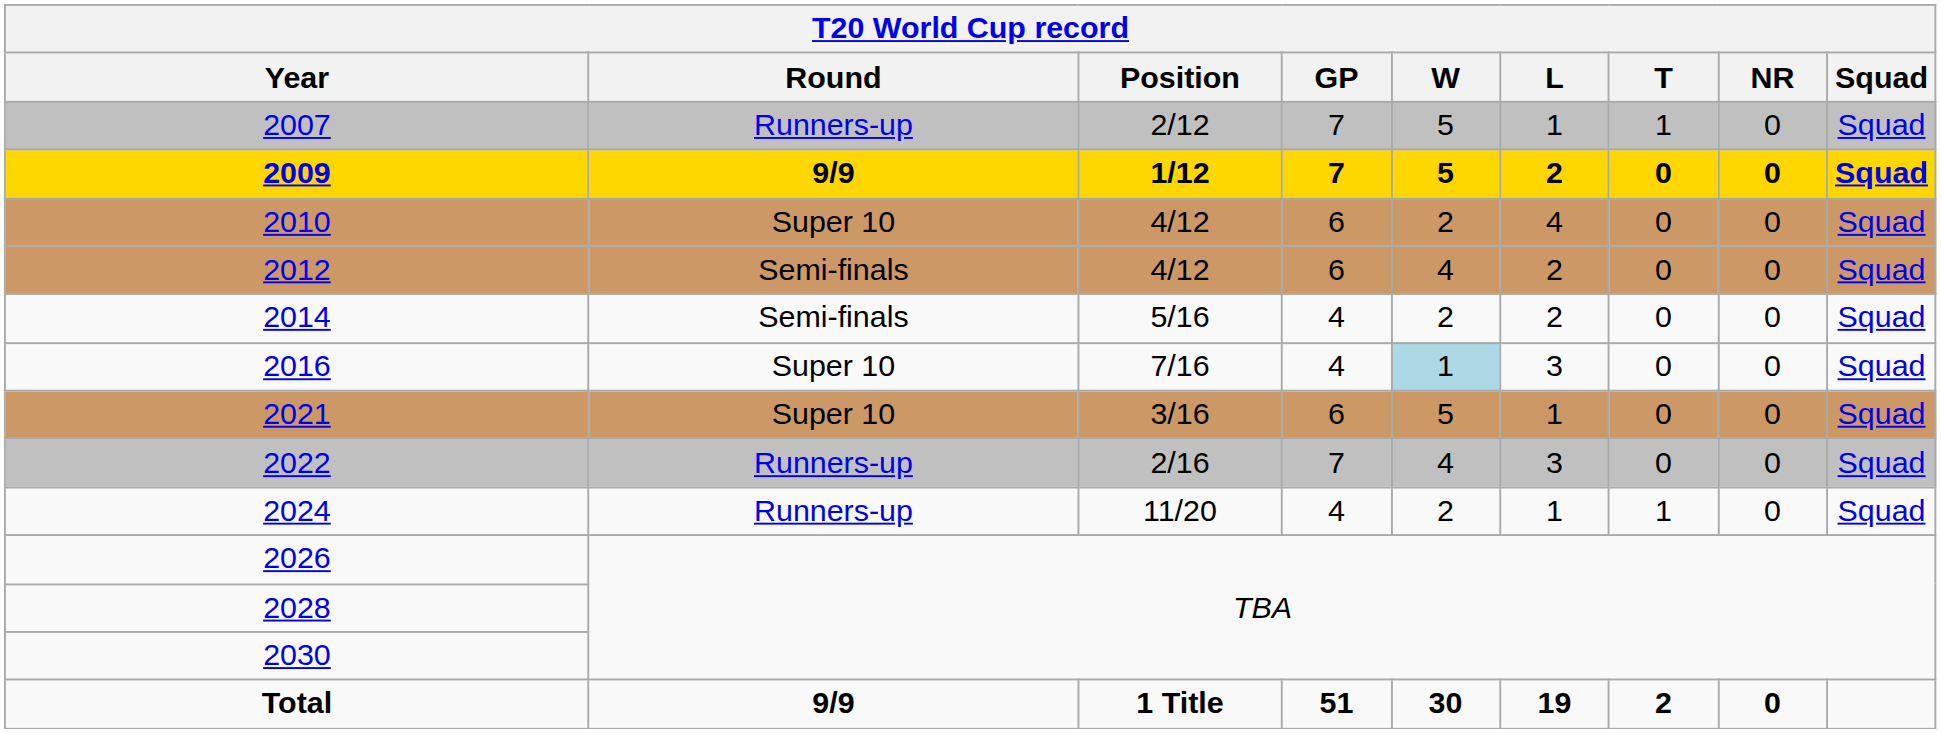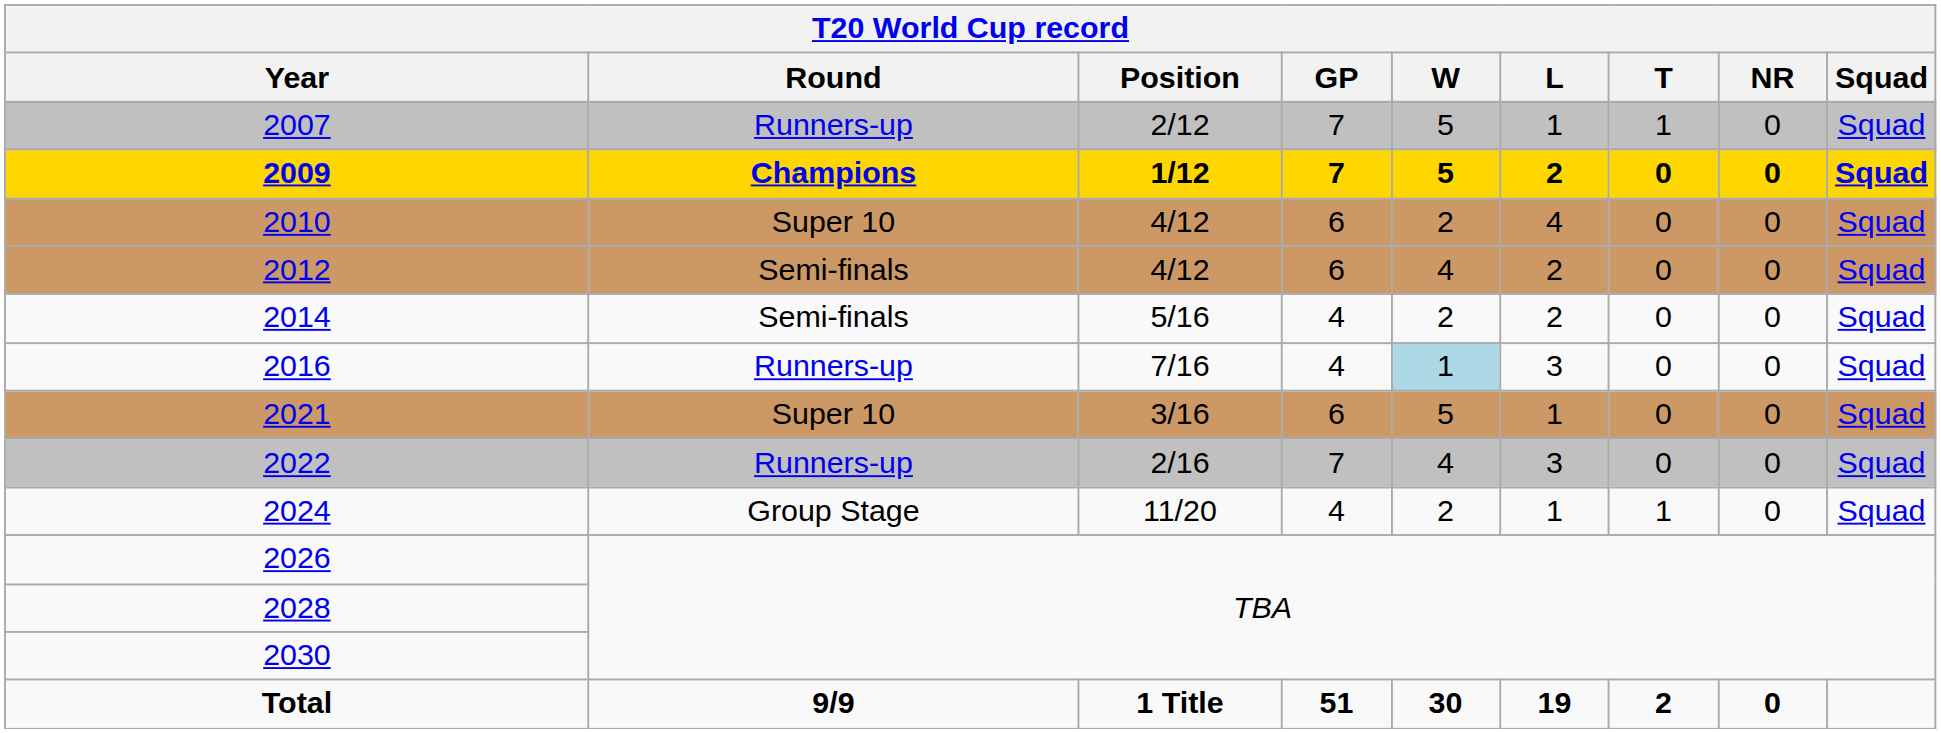(833, 173) 9/9 -> (833, 173) Champions
(833, 366) Super 10 -> (833, 366) Runners-up
(833, 510) Runners-up -> (833, 510) Group Stage
